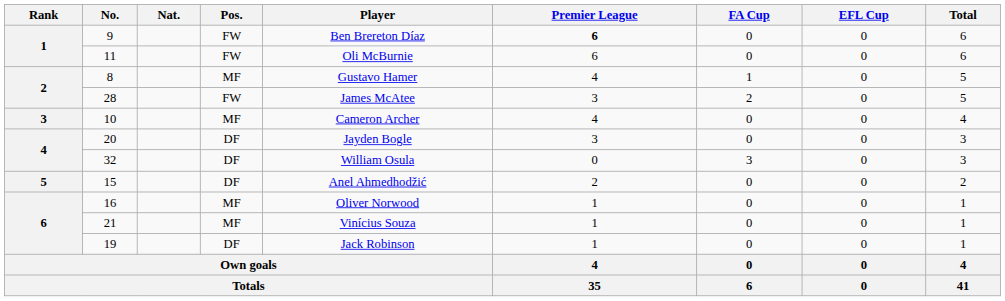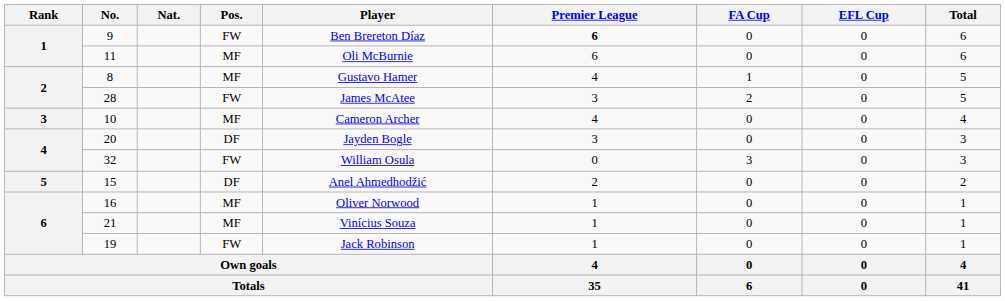(232, 56) FW -> (232, 56) MF
(232, 160) DF -> (232, 160) FW
(232, 243) DF -> (232, 243) FW
